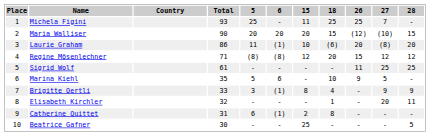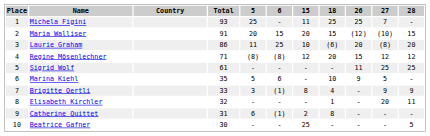(224, 34) 90 -> (224, 34) 91
(279, 34) 20 -> (279, 34) 15
(279, 45) (1) -> (279, 45) 25
